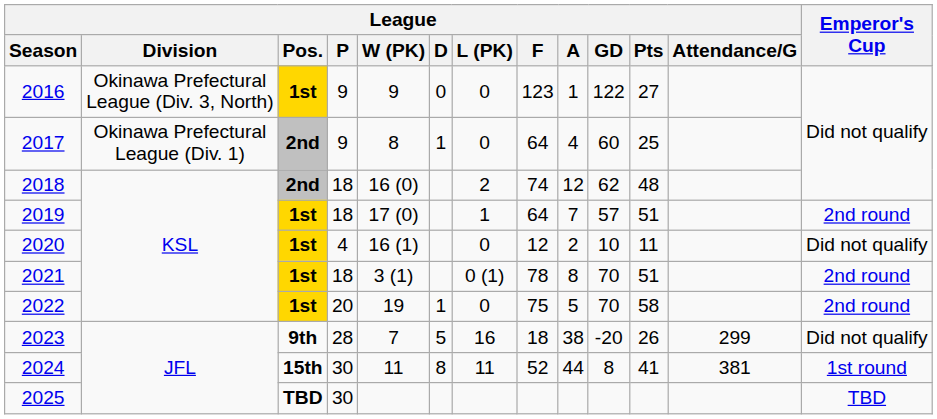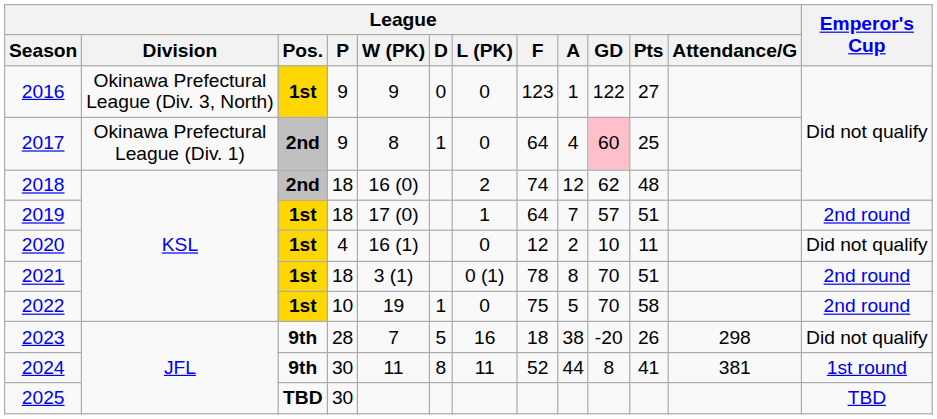(609, 143) no background -> (609, 143) pink background
(343, 306) 20 -> (343, 306) 10
(735, 336) 299 -> (735, 336) 298
(303, 367) 15th -> (303, 367) 9th
